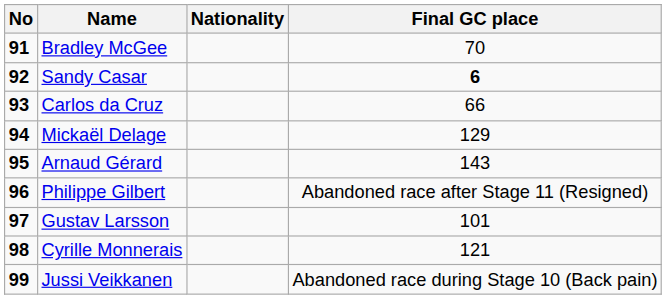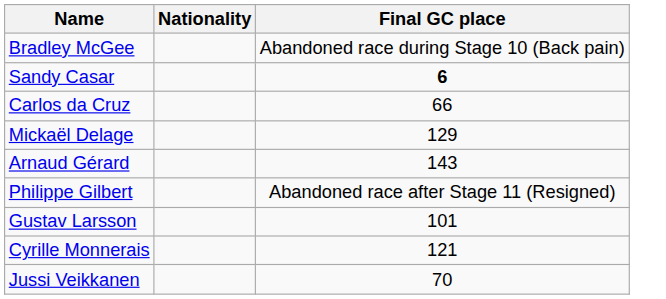- column: (21, 18)
(475, 47) 70 -> (442, 47) Abandoned race during Stage 10 (Back pain)
(475, 279) Abandoned race during Stage 10 (Back pain) -> (442, 279) 70
